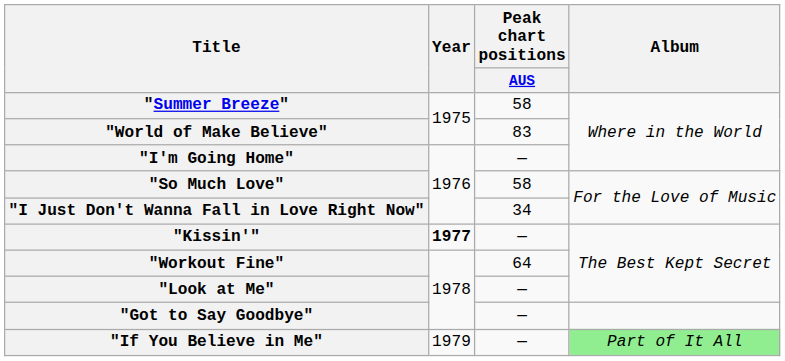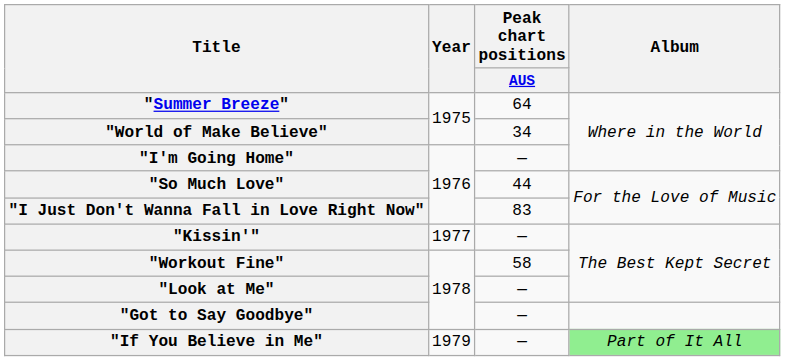(522, 106) 58 -> (522, 106) 64
(522, 132) 83 -> (522, 132) 34
(522, 184) 58 -> (522, 184) 44
(522, 211) 34 -> (522, 211) 83
(451, 237) bold -> (451, 237) normal
(522, 263) 64 -> (522, 263) 58
